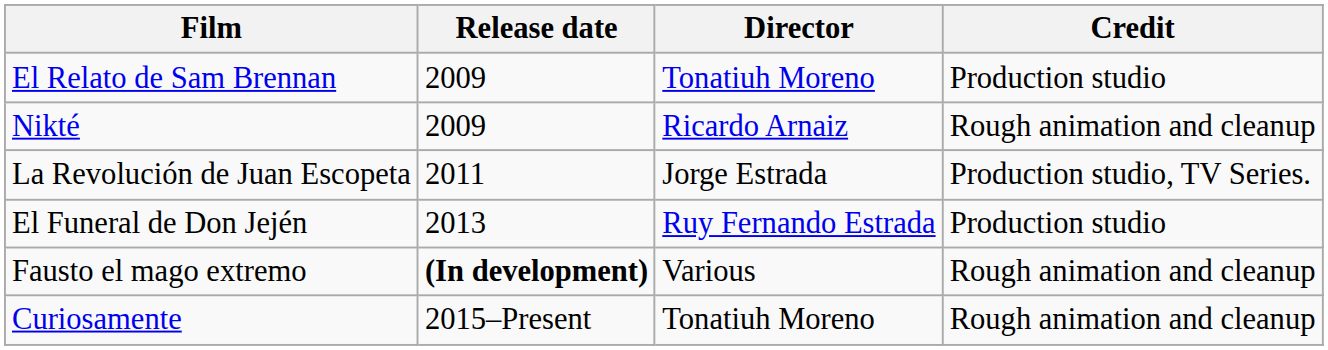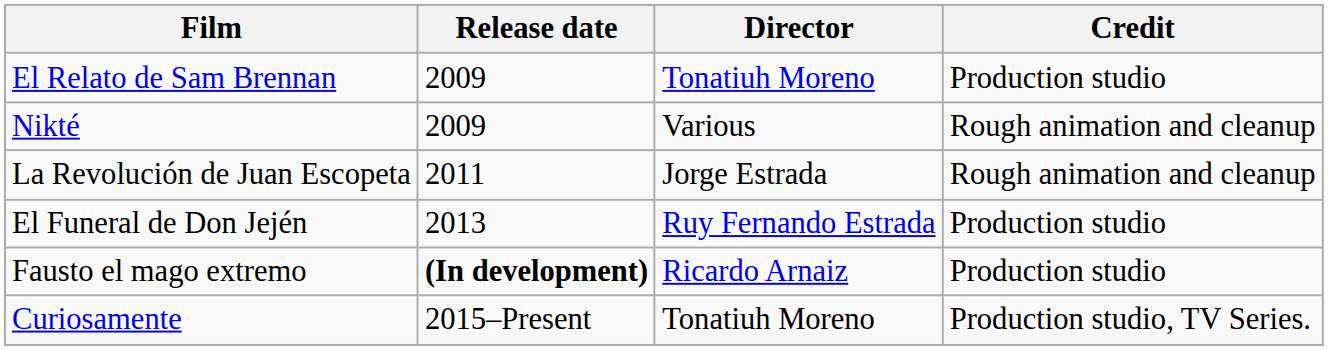(755, 125) Ricardo Arnaiz -> (709, 125) Various
(1130, 174) Production studio, TV Series. -> (1133, 174) Rough animation and cleanup
(709, 271) Various -> (755, 271) Ricardo Arnaiz
(1133, 271) Rough animation and cleanup -> (1058, 271) Production studio
(1133, 319) Rough animation and cleanup -> (1130, 319) Production studio, TV Series.
